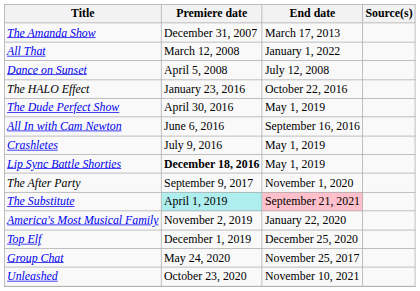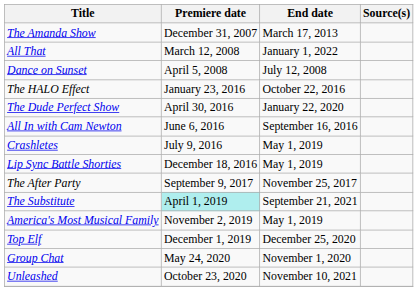(295, 107) May 1, 2019 -> (303, 107) January 22, 2020
(212, 164) bold -> (211, 164) normal
(309, 182) November 1, 2020 -> (310, 182) November 25, 2017
(312, 201) pink background -> (310, 201) no background
(306, 220) January 22, 2020 -> (293, 220) May 1, 2019
(312, 257) November 25, 2017 -> (307, 257) November 1, 2020
